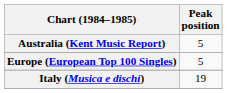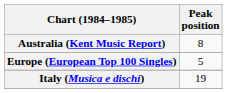(201, 43) 5 -> (201, 43) 8
